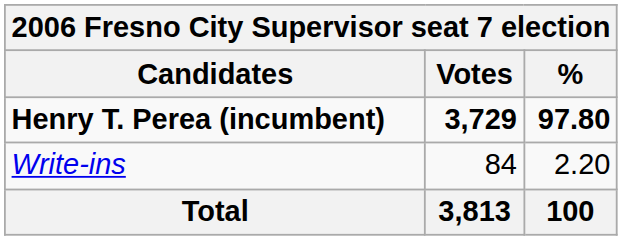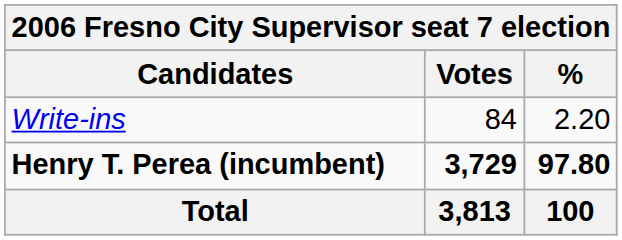rows swapped: (198, 119) <-> (69, 165)
